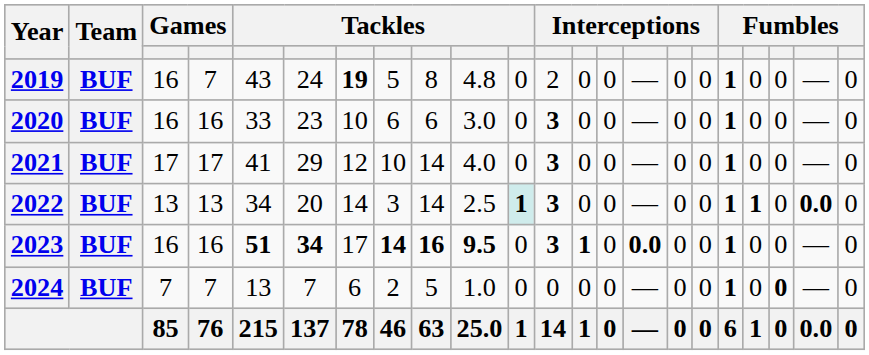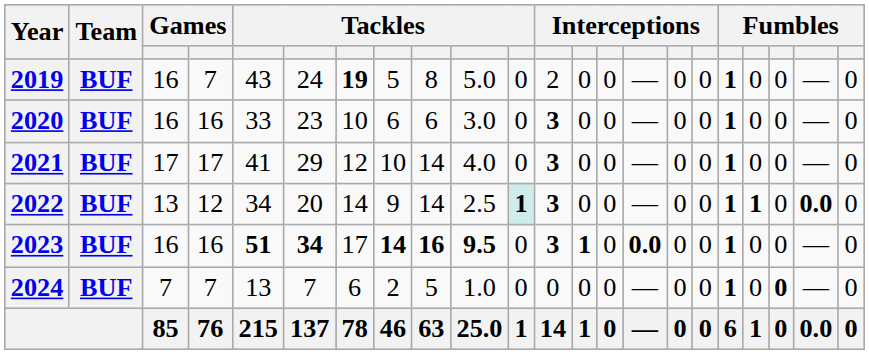(479, 79) 4.8 -> (479, 79) 5.0
(210, 203) 13 -> (210, 203) 12
(393, 203) 3 -> (393, 203) 9
